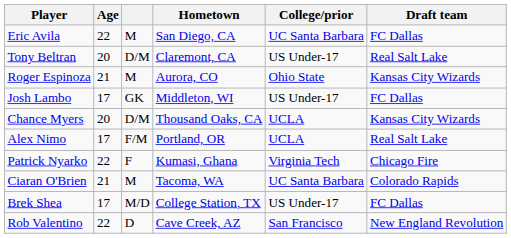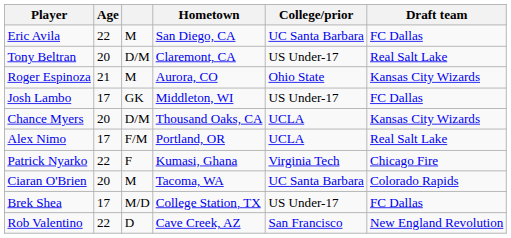(103, 181) 21 -> (103, 181) 20
